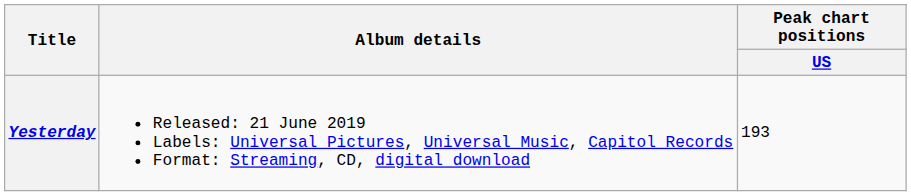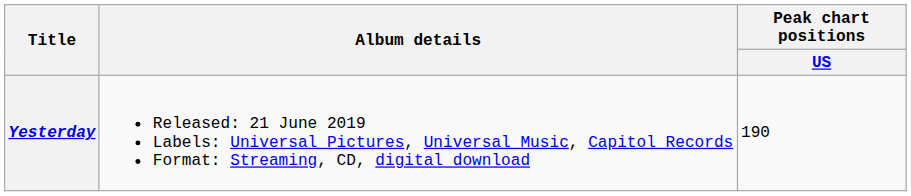(755, 133) 193 -> (755, 133) 190
